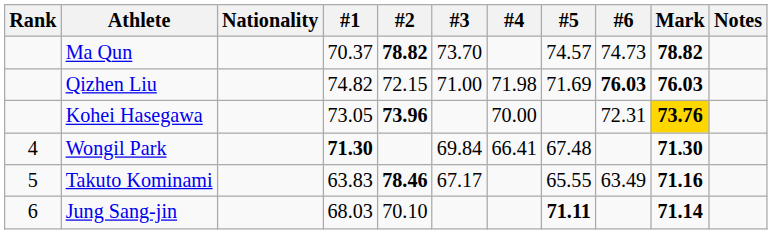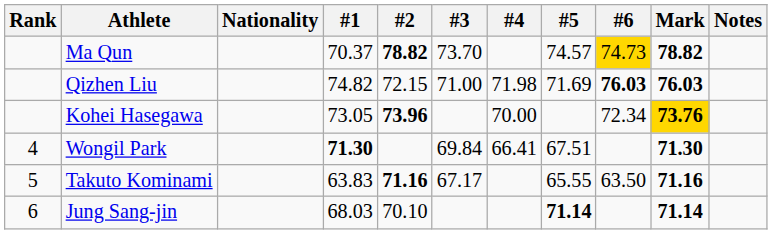(623, 52) no background -> (623, 52) gold background
(623, 116) 72.31 -> (623, 116) 72.34
(569, 148) 67.48 -> (569, 148) 67.51
(405, 180) 78.46 -> (405, 180) 71.16
(623, 180) 63.49 -> (623, 180) 63.50
(569, 212) 71.11 -> (569, 212) 71.14
